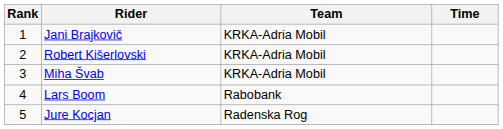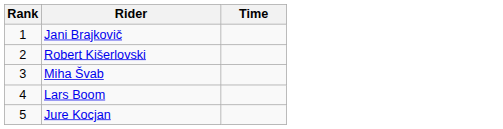- column: (326, 14)
